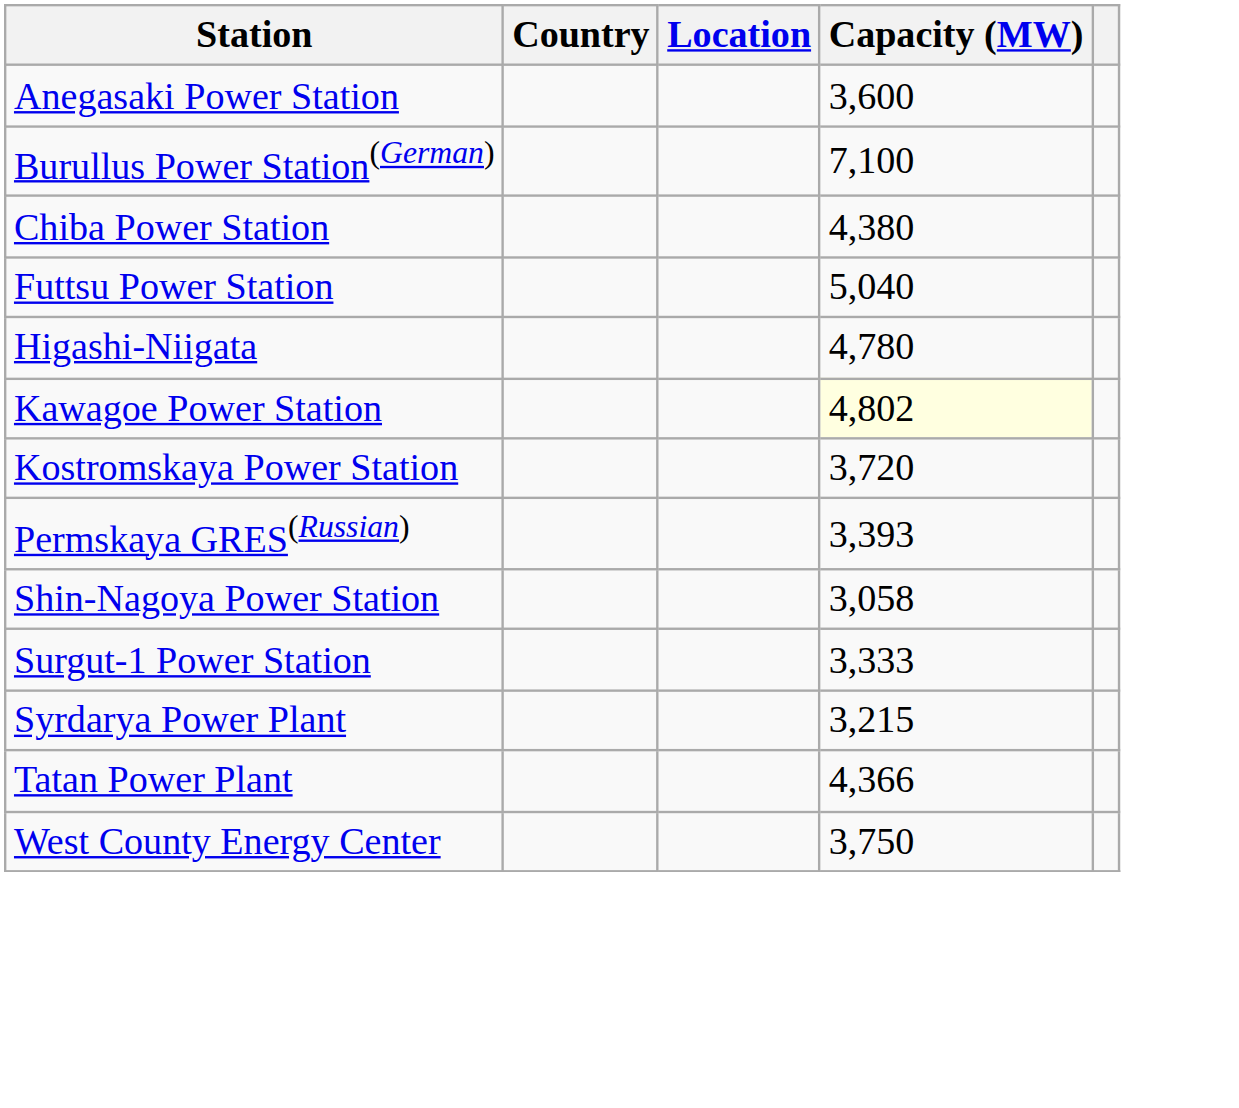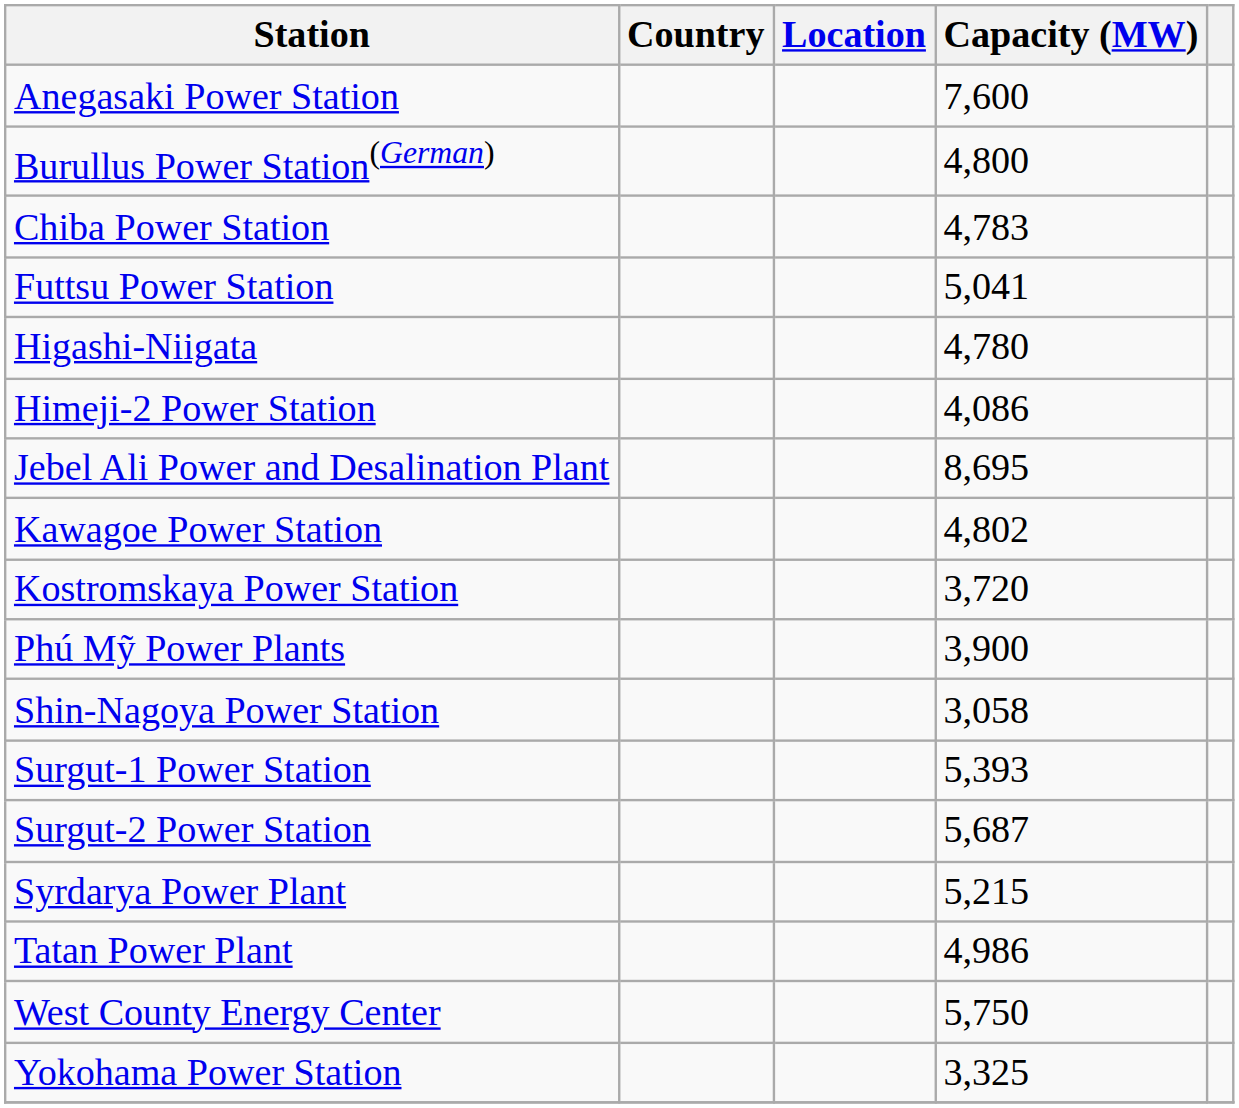(871, 95) 3,600 -> (986, 95) 7,600
(871, 160) 7,100 -> (986, 160) 4,800
(871, 226) 4,380 -> (986, 226) 4,783
(871, 286) 5,040 -> (986, 286) 5,041
+ row: (195, 407)
+ row: (312, 467)
(871, 407) lightyellow background -> (986, 528) no background
- row: (212, 533)
+ row: (180, 648)
(871, 659) 3,333 -> (986, 769) 5,393
+ row: (192, 830)
(871, 719) 3,215 -> (986, 890) 5,215
(871, 780) 4,366 -> (986, 950) 4,986
(871, 840) 3,750 -> (986, 1011) 5,750
+ row: (208, 1071)
